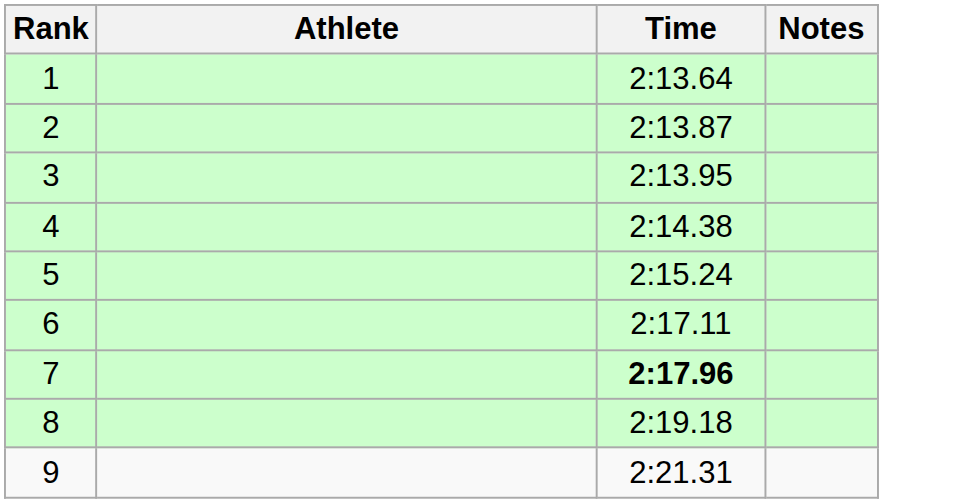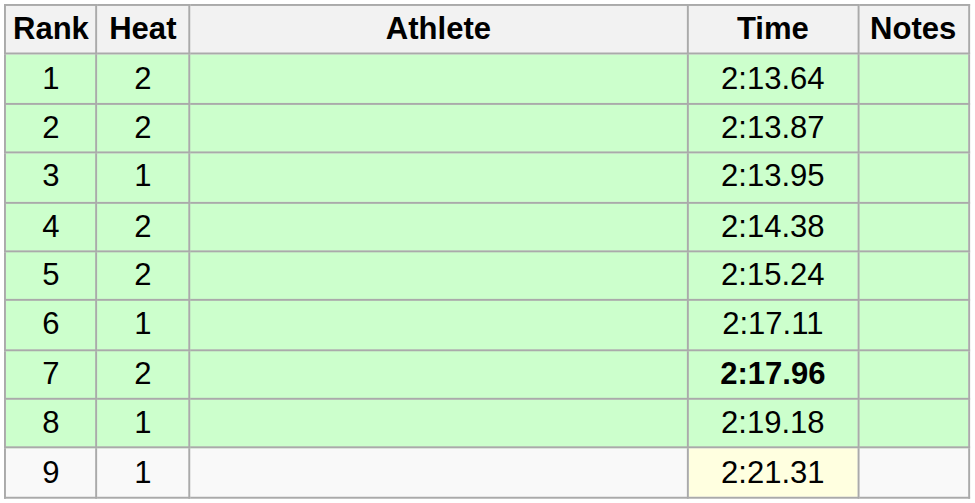+ column: (143, 29)
(681, 472) no background -> (773, 472) lightyellow background
